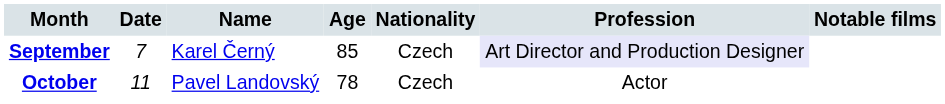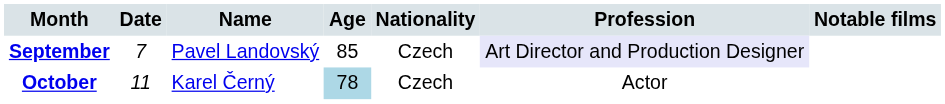(223, 51) Karel Černý -> (245, 51) Pavel Landovský
(245, 83) Pavel Landovský -> (223, 83) Karel Černý
(347, 83) no background -> (347, 83) lightblue background
